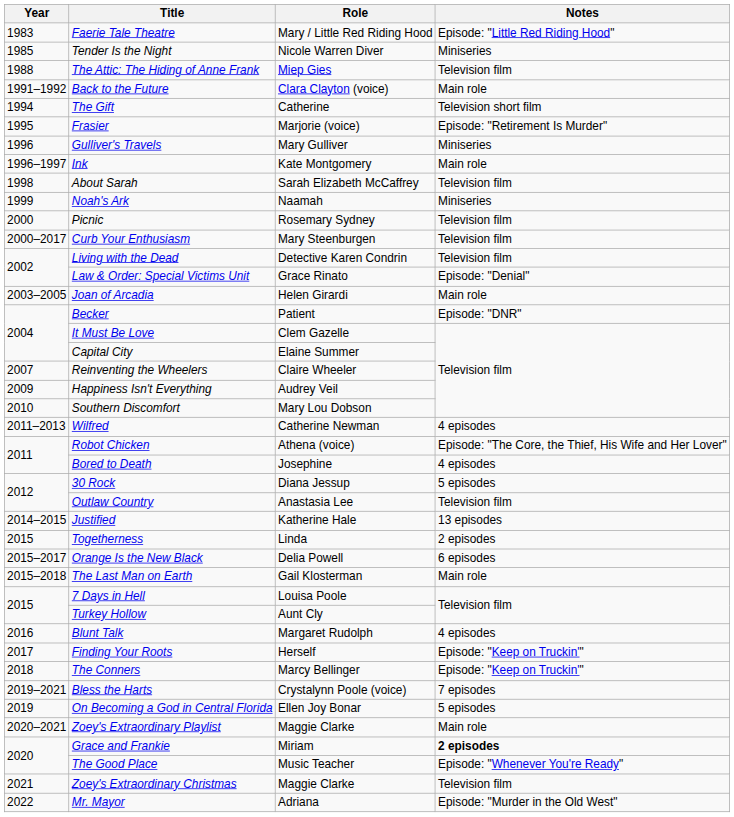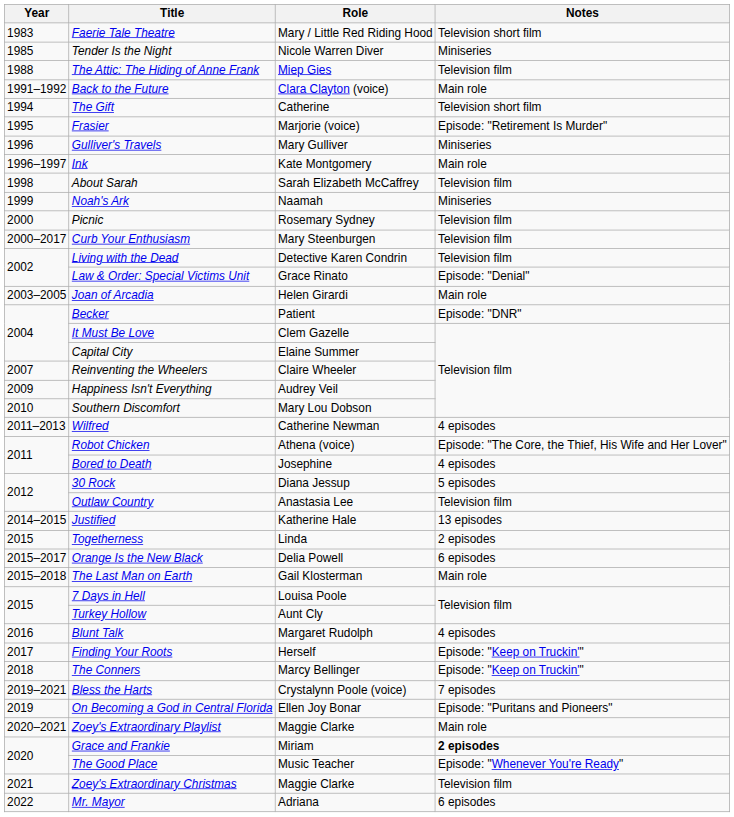(526, 32) Episode: "Little Red Riding Hood" -> (490, 32) Television short film
(467, 708) 5 episodes -> (525, 708) Episode: "Puritans and Pioneers"
(528, 802) Episode: "Murder in the Old West" -> (467, 802) 6 episodes
